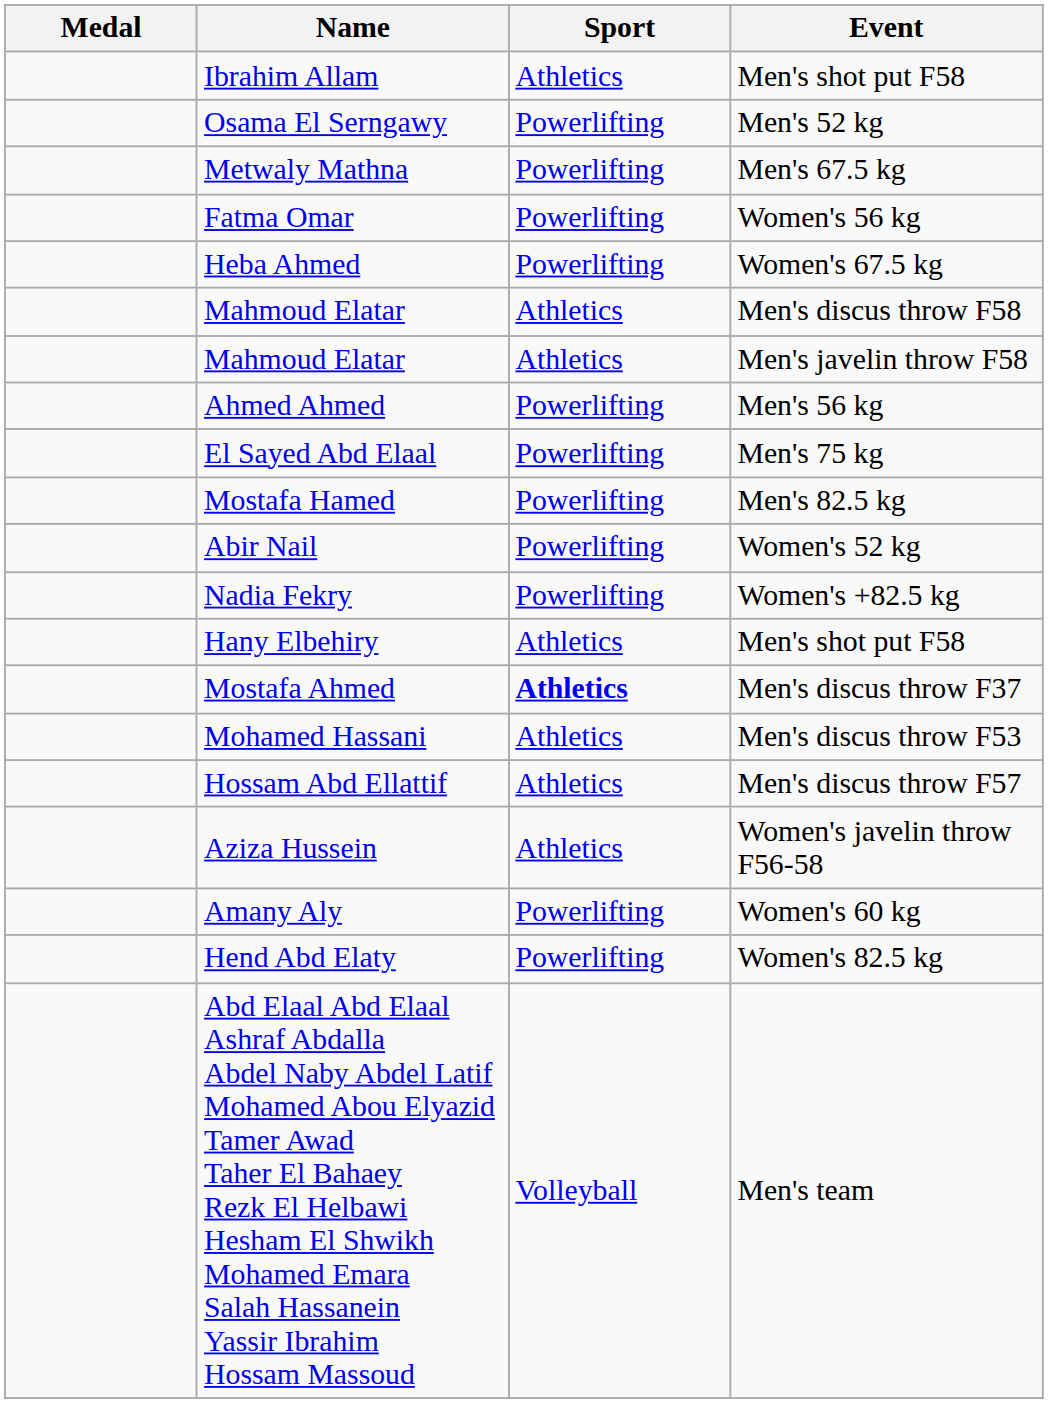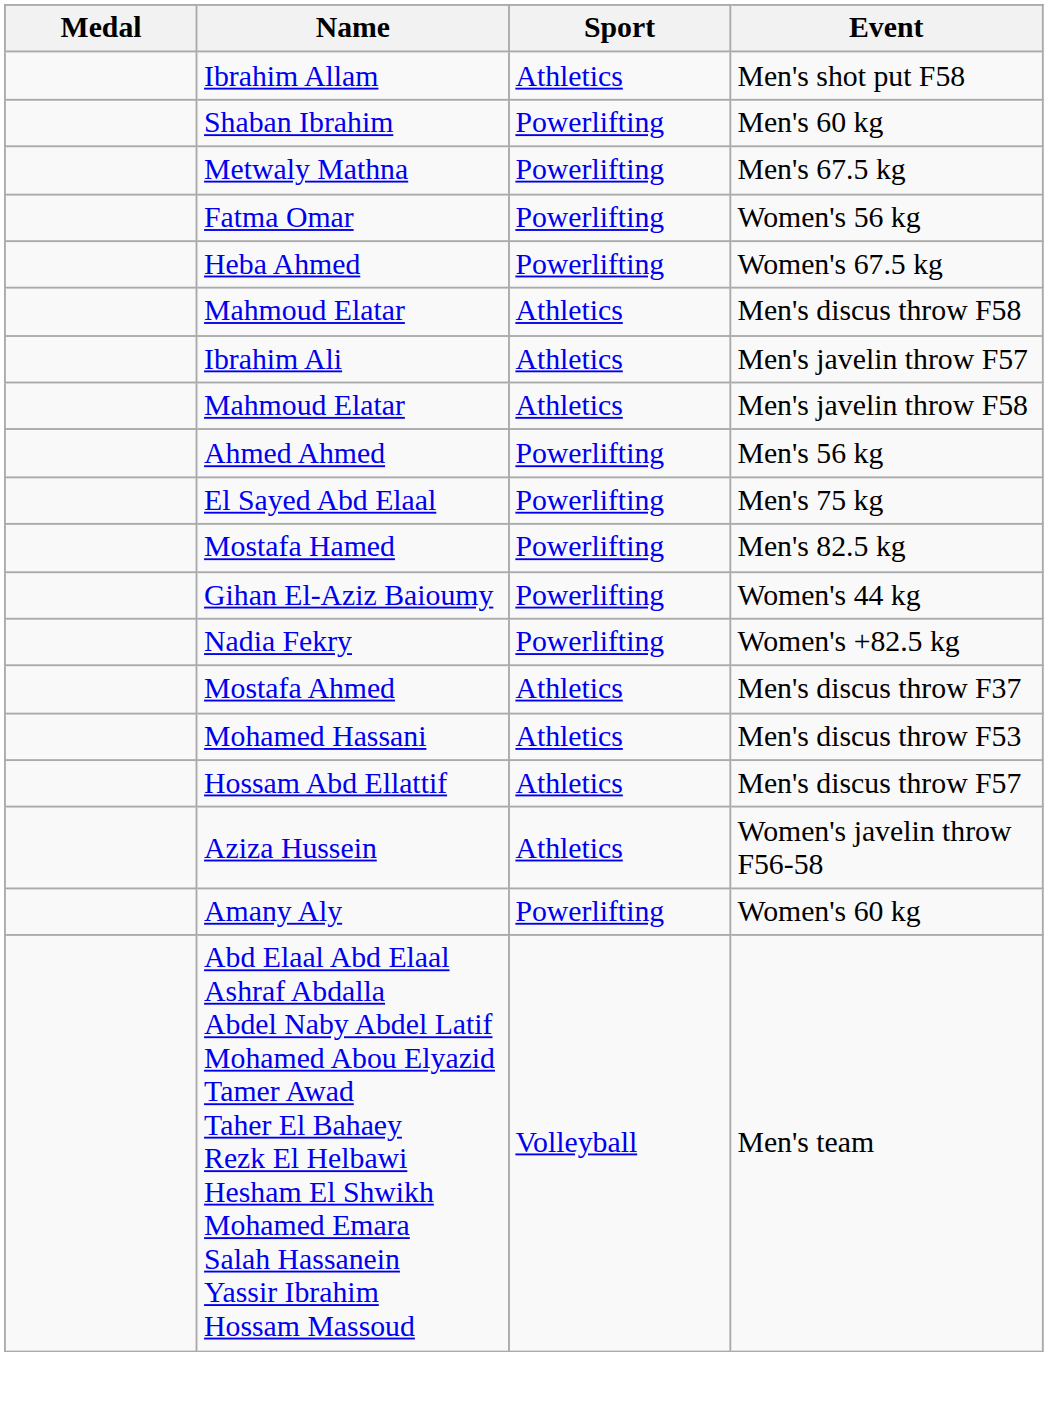- row: (326, 122)
+ row: (299, 122)
+ row: (273, 358)
+ row: (349, 594)
- row: (261, 547)
- row: (291, 641)
(572, 688) bold -> (569, 688) normal
- row: (300, 958)
